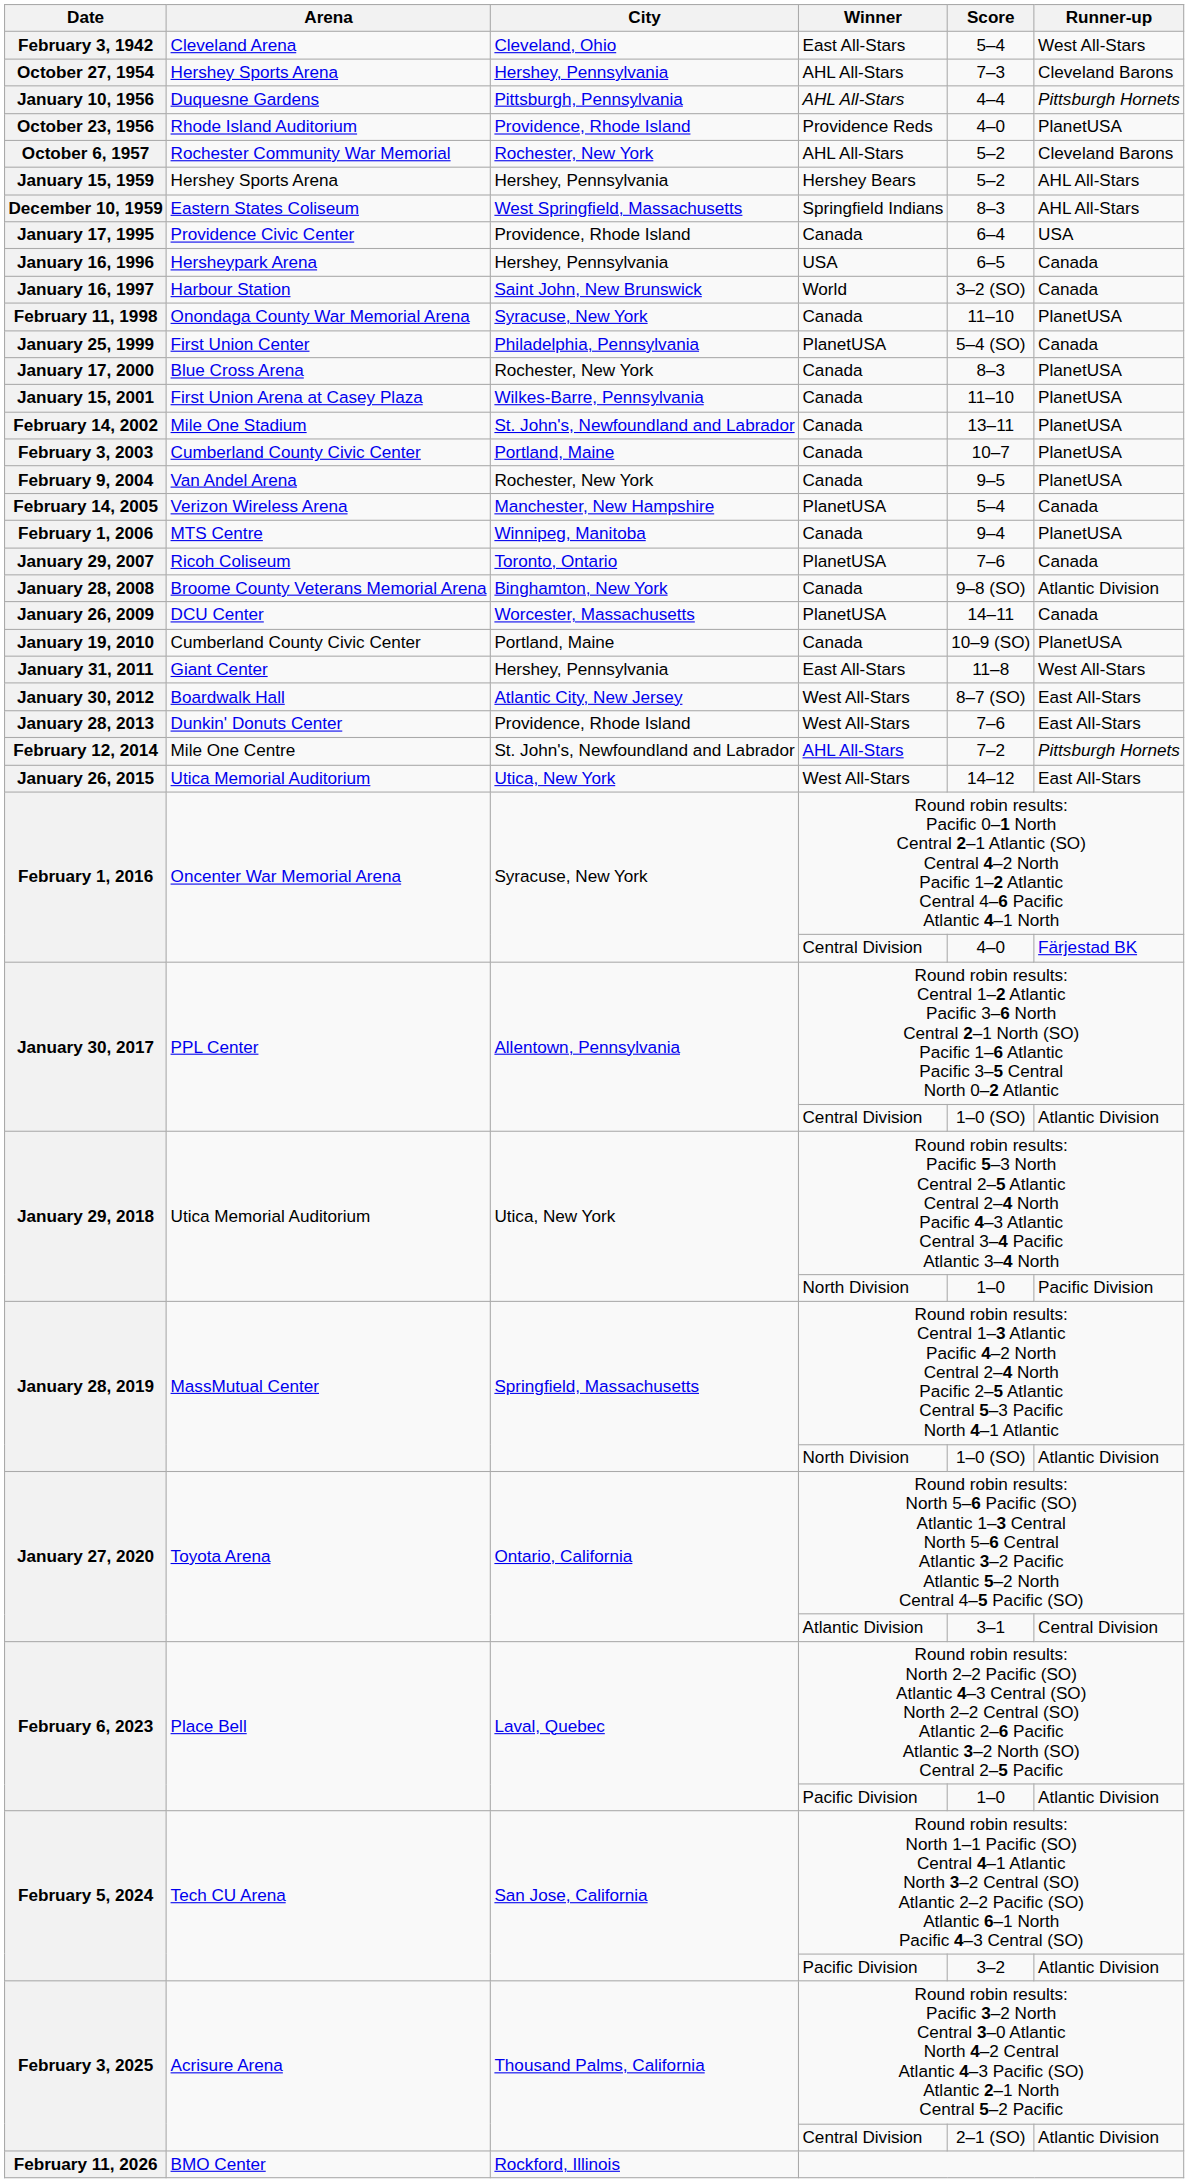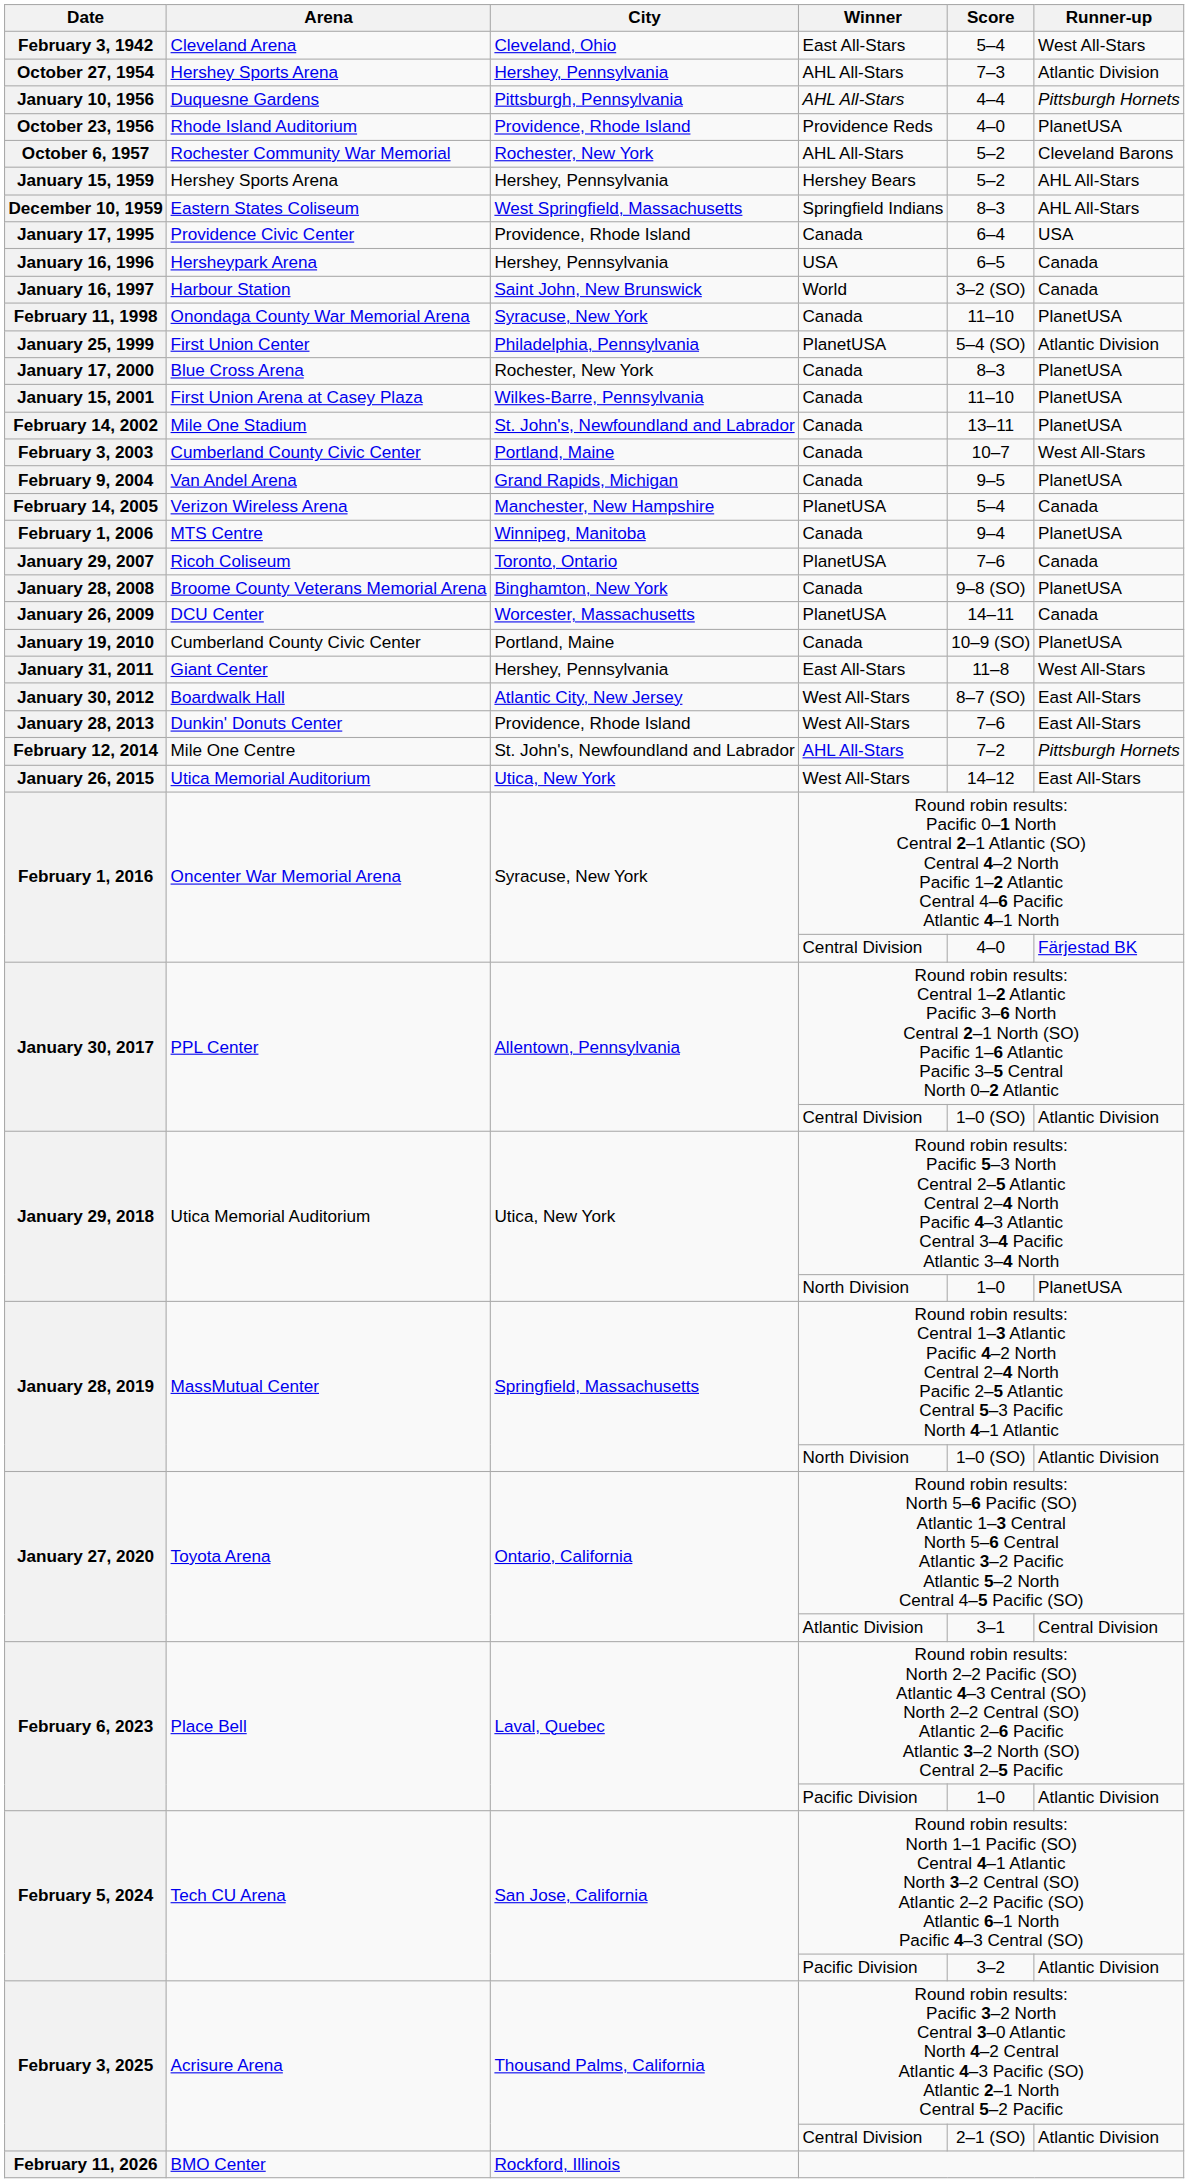(1106, 72) Cleveland Barons -> (1099, 72) Atlantic Division
(1068, 343) Canada -> (1099, 343) Atlantic Division
(1080, 452) PlanetUSA -> (1092, 452) West All-Stars
(574, 479) Rochester, New York -> (586, 479) Grand Rapids, Michigan
(1099, 588) Atlantic Division -> (1080, 588) PlanetUSA
(1096, 1287) Pacific Division -> (1080, 1287) PlanetUSA
